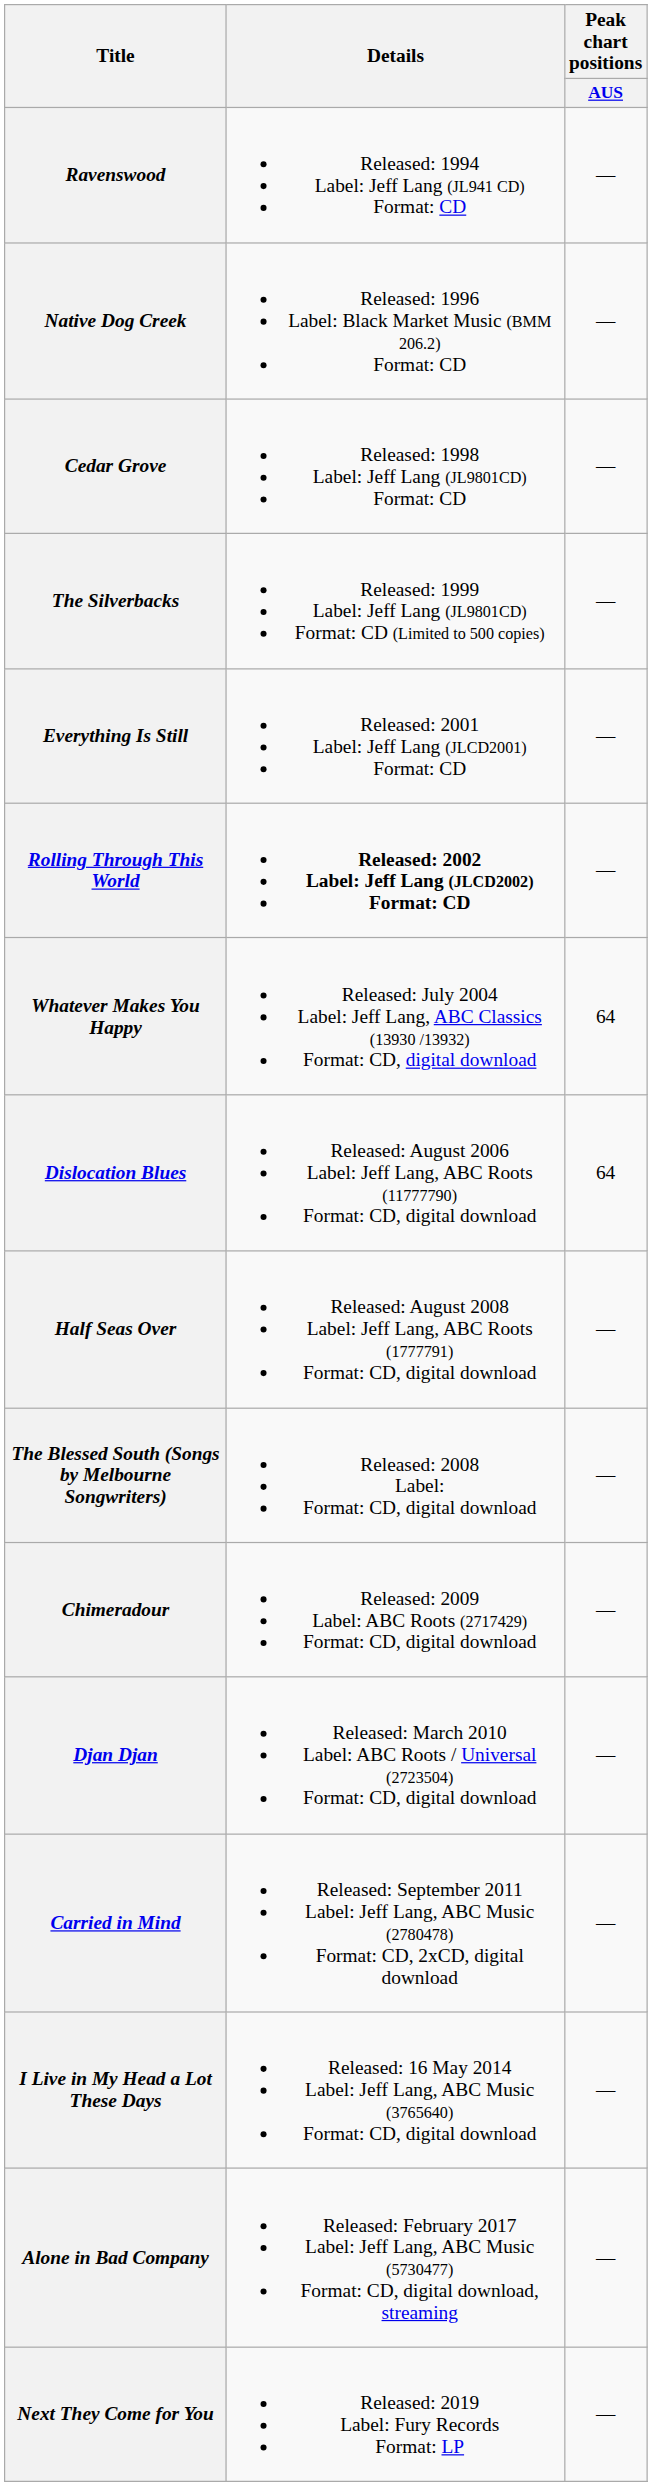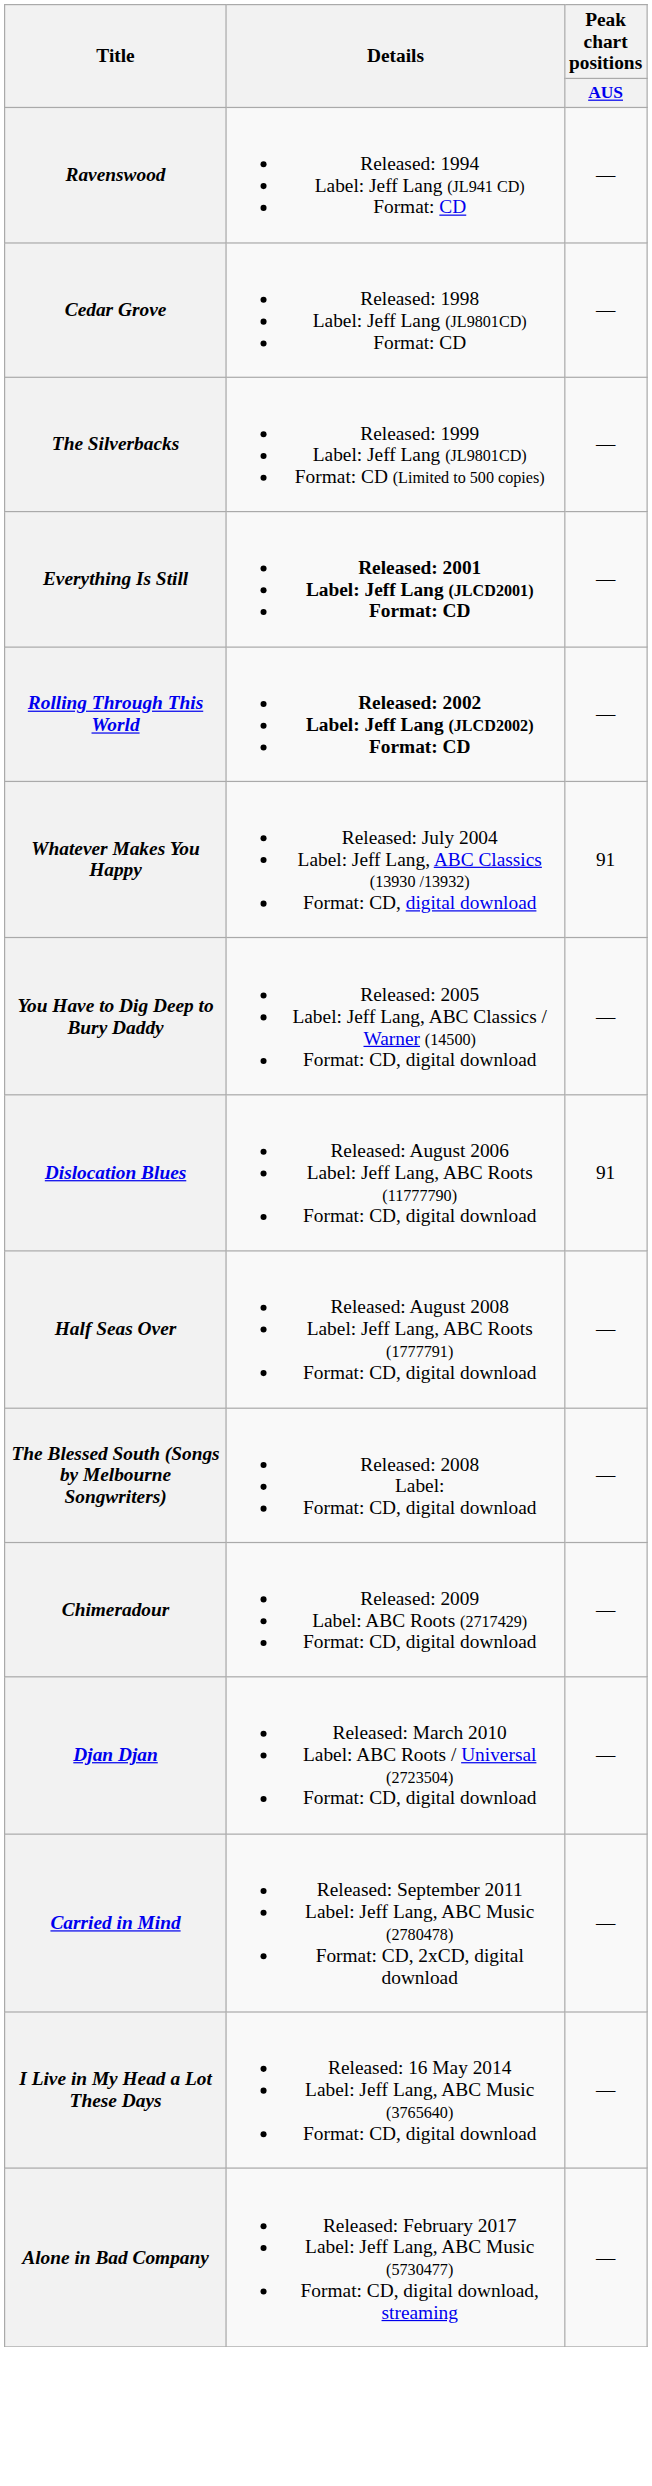- row: (116, 320)
(396, 747) normal -> (396, 590) bold
(606, 1016) 64 -> (606, 859) 91
+ row: (116, 1016)
(606, 1172) 64 -> (606, 1172) 91
- row: (116, 2414)
